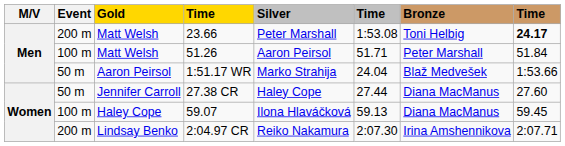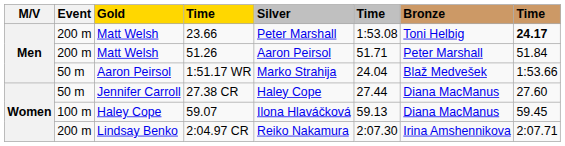(74, 53) 100 m -> (74, 53) 200 m
